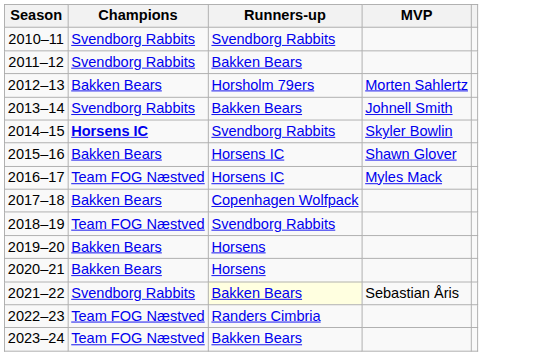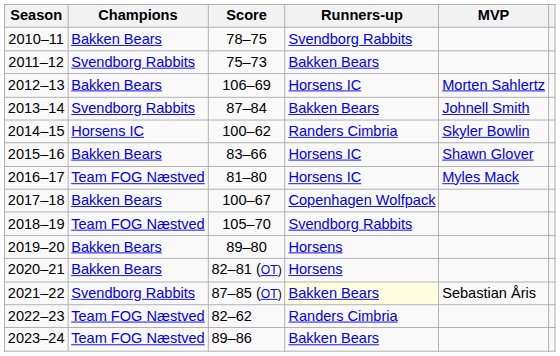+ column: (247, 16)
(133, 39) Svendborg Rabbits -> (117, 39) Bakken Bears
(263, 85) Horsholm 79ers -> (325, 85) Horsens IC
(110, 131) bold -> (108, 131) normal
(273, 131) Svendborg Rabbits -> (343, 131) Randers Cimbria
